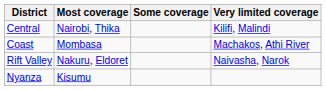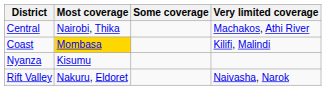(242, 29) Kilifi, Malindi -> (261, 29) Machakos, Athi River
(79, 45) no background -> (79, 45) gold background
(261, 45) Machakos, Athi River -> (242, 45) Kilifi, Malindi
rows swapped: (29, 61) <-> (24, 77)
